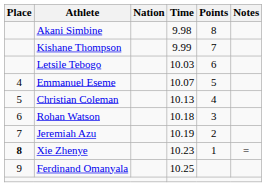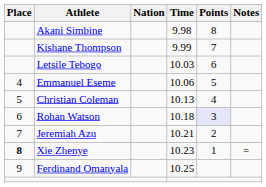(182, 82) 10.07 -> (182, 82) 10.06
(214, 116) no background -> (214, 116) lavender background
(182, 133) 10.19 -> (182, 133) 10.21
